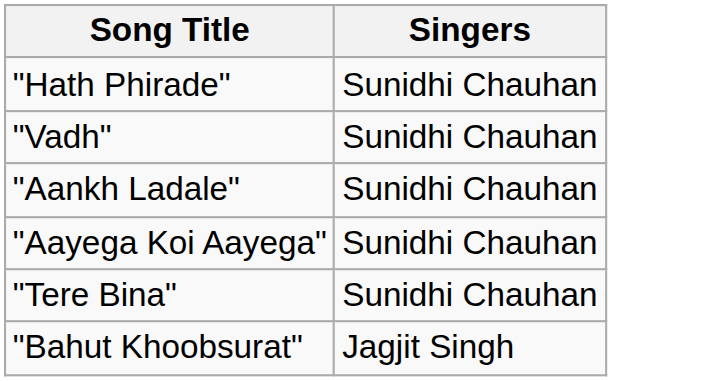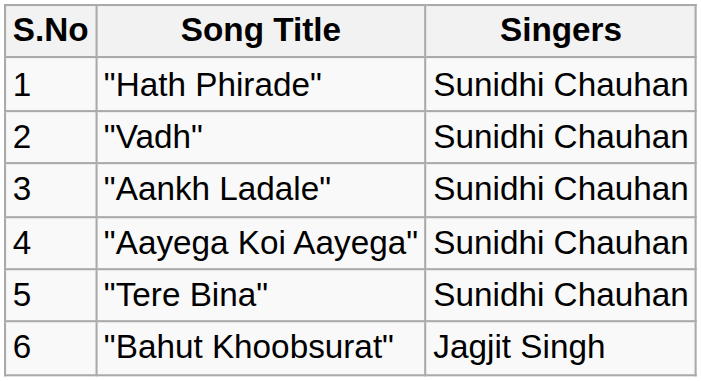+ column: (51, 30)
